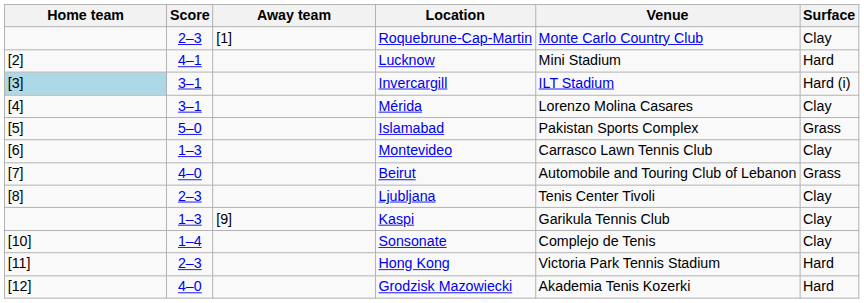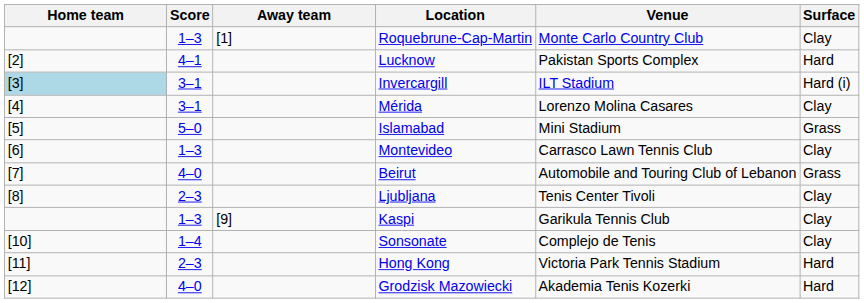(190, 38) 2–3 -> (190, 38) 1–3
(580, 60) Mini Stadium -> (619, 60) Pakistan Sports Complex
(619, 128) Pakistan Sports Complex -> (580, 128) Mini Stadium
